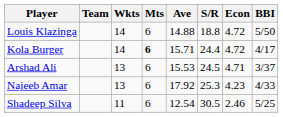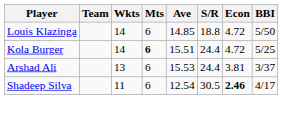(182, 31) 14.88 -> (182, 31) 14.85
(182, 49) 15.71 -> (182, 49) 15.51
(265, 49) 4/17 -> (265, 49) 5/25
(210, 67) 24.5 -> (210, 67) 24.4
(235, 67) 4.71 -> (235, 67) 3.81
- row: (37, 85)
(235, 103) normal -> (235, 85) bold
(265, 103) 5/25 -> (265, 85) 4/17
